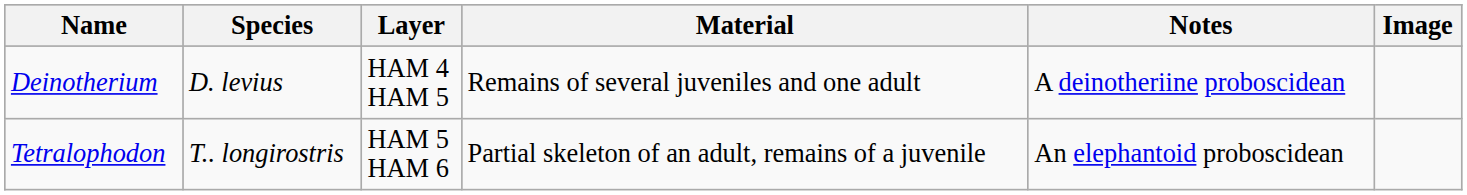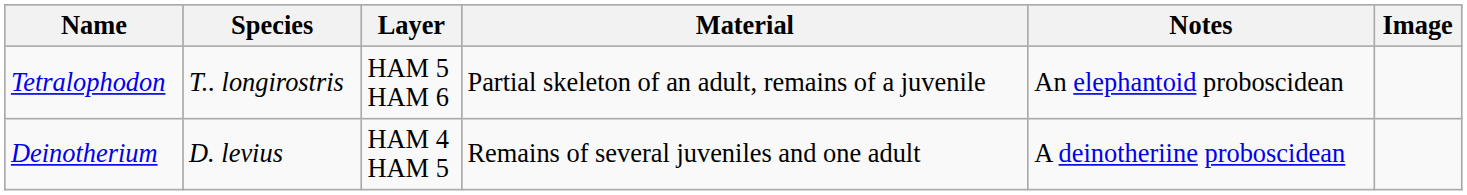rows swapped: (84, 82) <-> (88, 153)
